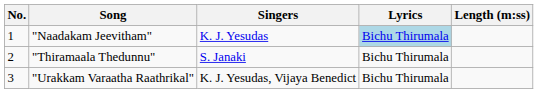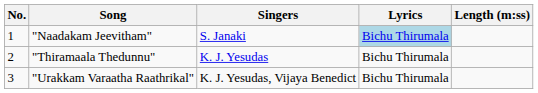(234, 36) K. J. Yesudas -> (223, 36) S. Janaki
(223, 57) S. Janaki -> (234, 57) K. J. Yesudas
